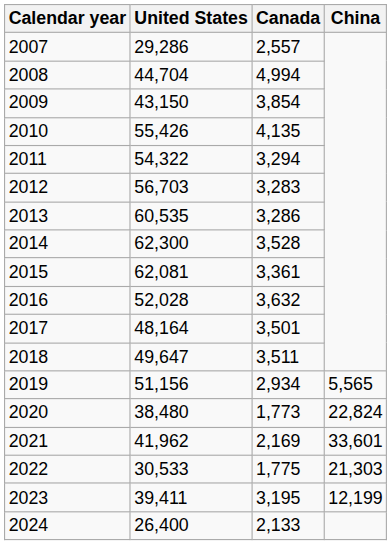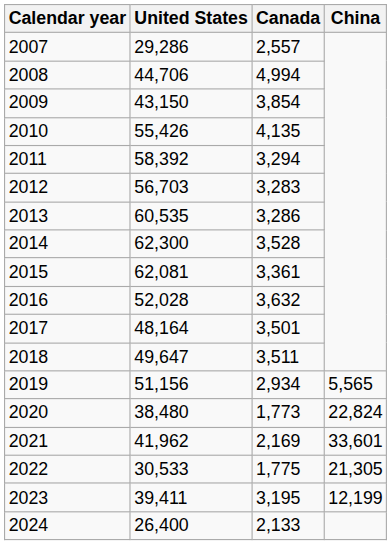(161, 74) 44,704 -> (161, 74) 44,706
(161, 159) 54,322 -> (161, 159) 58,392
(356, 469) 21,303 -> (356, 469) 21,305
